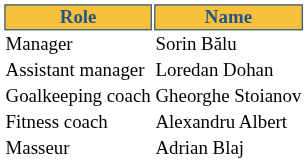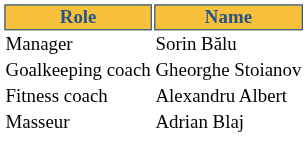- row: (75, 70)
